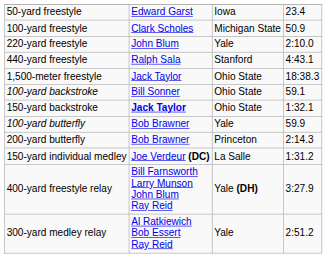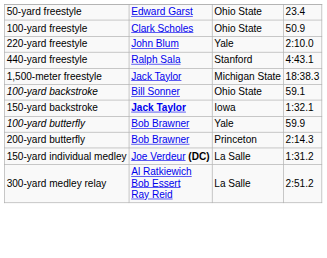(225, 12) Iowa -> (238, 12) Ohio State
(248, 28) Michigan State -> (238, 28) Ohio State
(238, 76) Ohio State -> (248, 76) Michigan State
(238, 108) Ohio State -> (225, 108) Iowa
- row: (59, 189)
(224, 233) Yale -> (232, 183) La Salle
